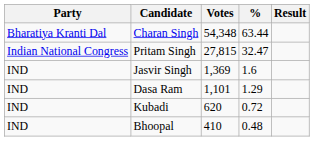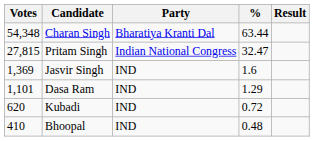columns swapped: (68, 13) <-> (220, 13)
